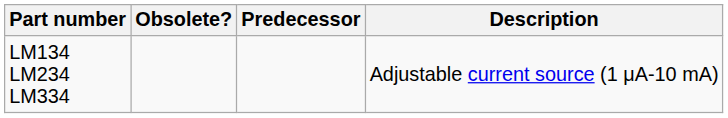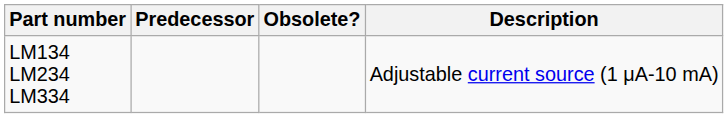columns swapped: (301, 20) <-> (184, 20)
